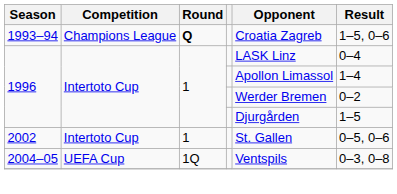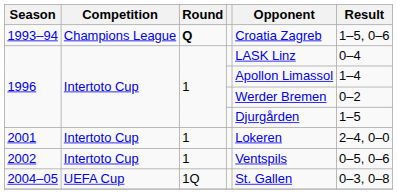+ row: (22, 138)
(264, 138) St. Gallen -> (261, 158) Ventspils
(261, 158) Ventspils -> (264, 179) St. Gallen
